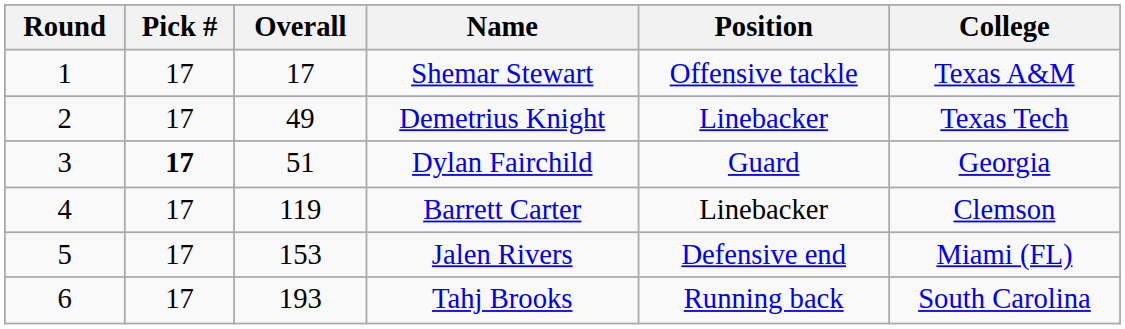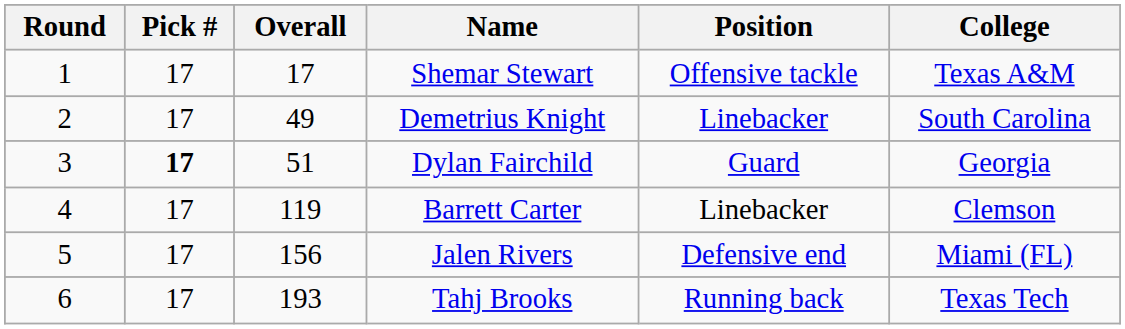(1004, 118) Texas Tech -> (1004, 118) South Carolina
(300, 254) 153 -> (300, 254) 156
(1004, 299) South Carolina -> (1004, 299) Texas Tech
